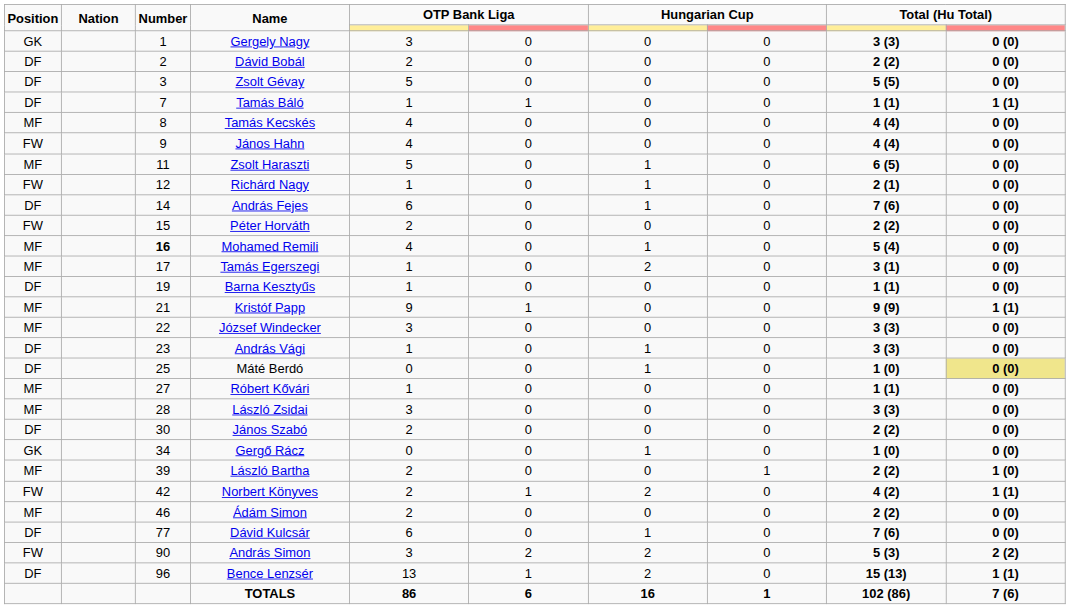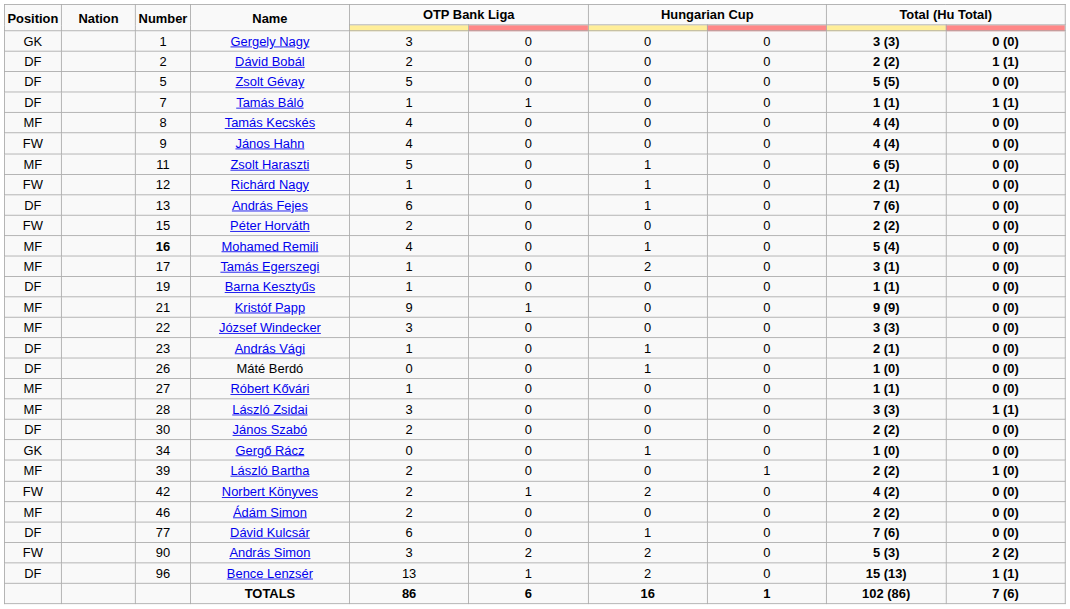(1005, 62) 0 (0) -> (1005, 62) 1 (1)
(163, 82) 3 -> (163, 82) 5
(163, 205) 14 -> (163, 205) 13
(1005, 307) 1 (1) -> (1005, 307) 0 (0)
(886, 348) 3 (3) -> (886, 348) 2 (1)
(163, 369) 25 -> (163, 369) 26
(1005, 369) khaki background -> (1005, 369) no background
(1005, 409) 0 (0) -> (1005, 409) 1 (1)
(1005, 491) 1 (1) -> (1005, 491) 0 (0)
